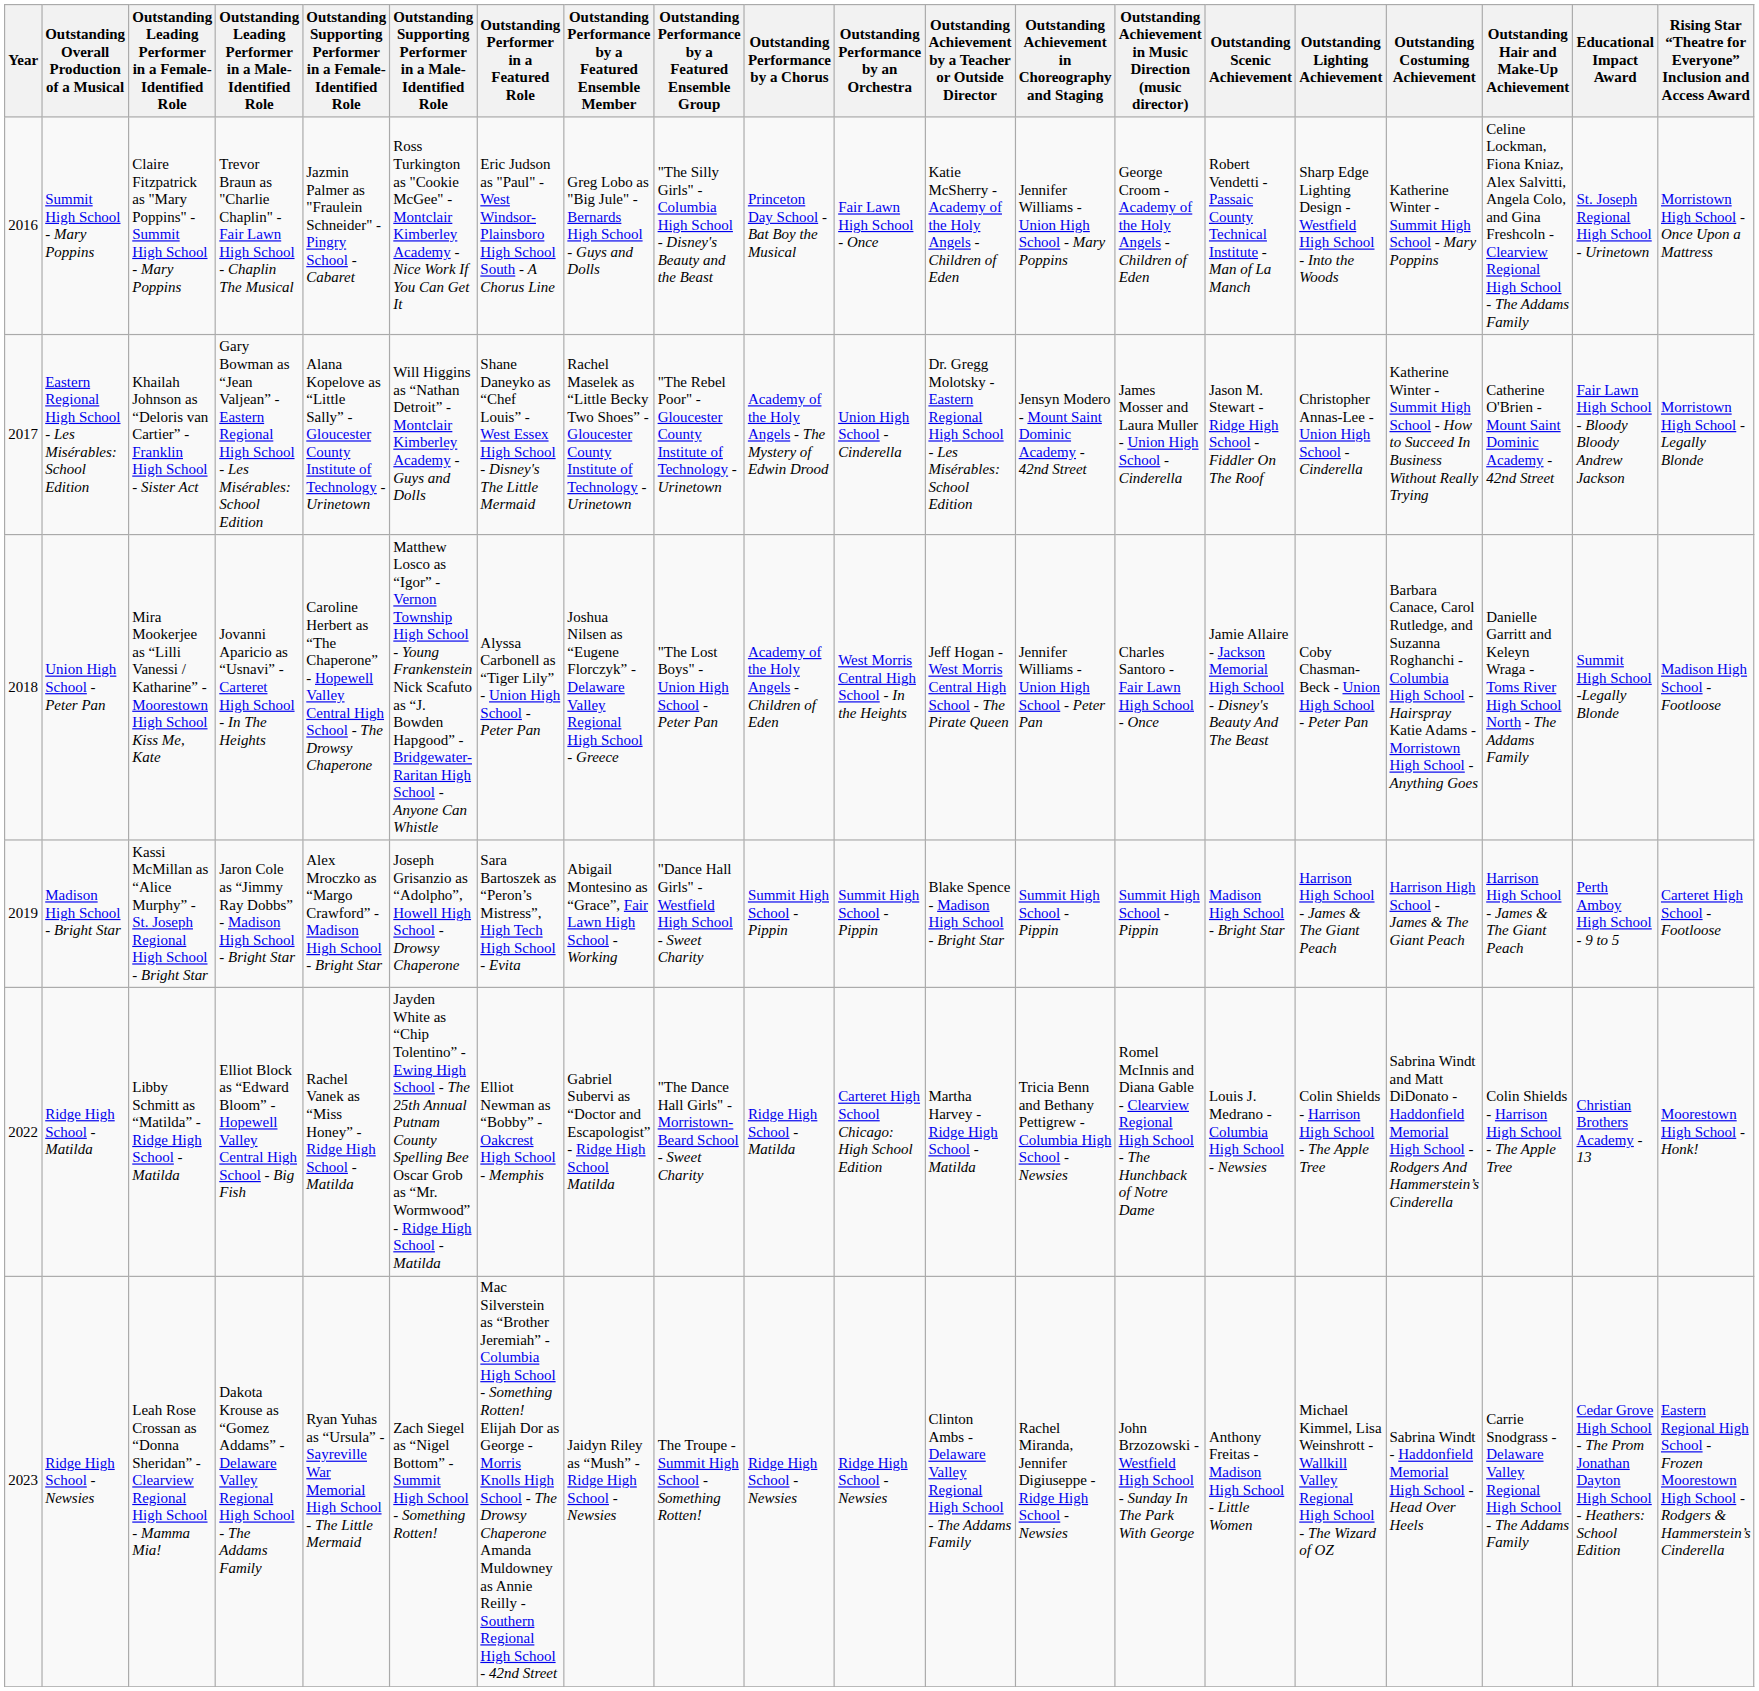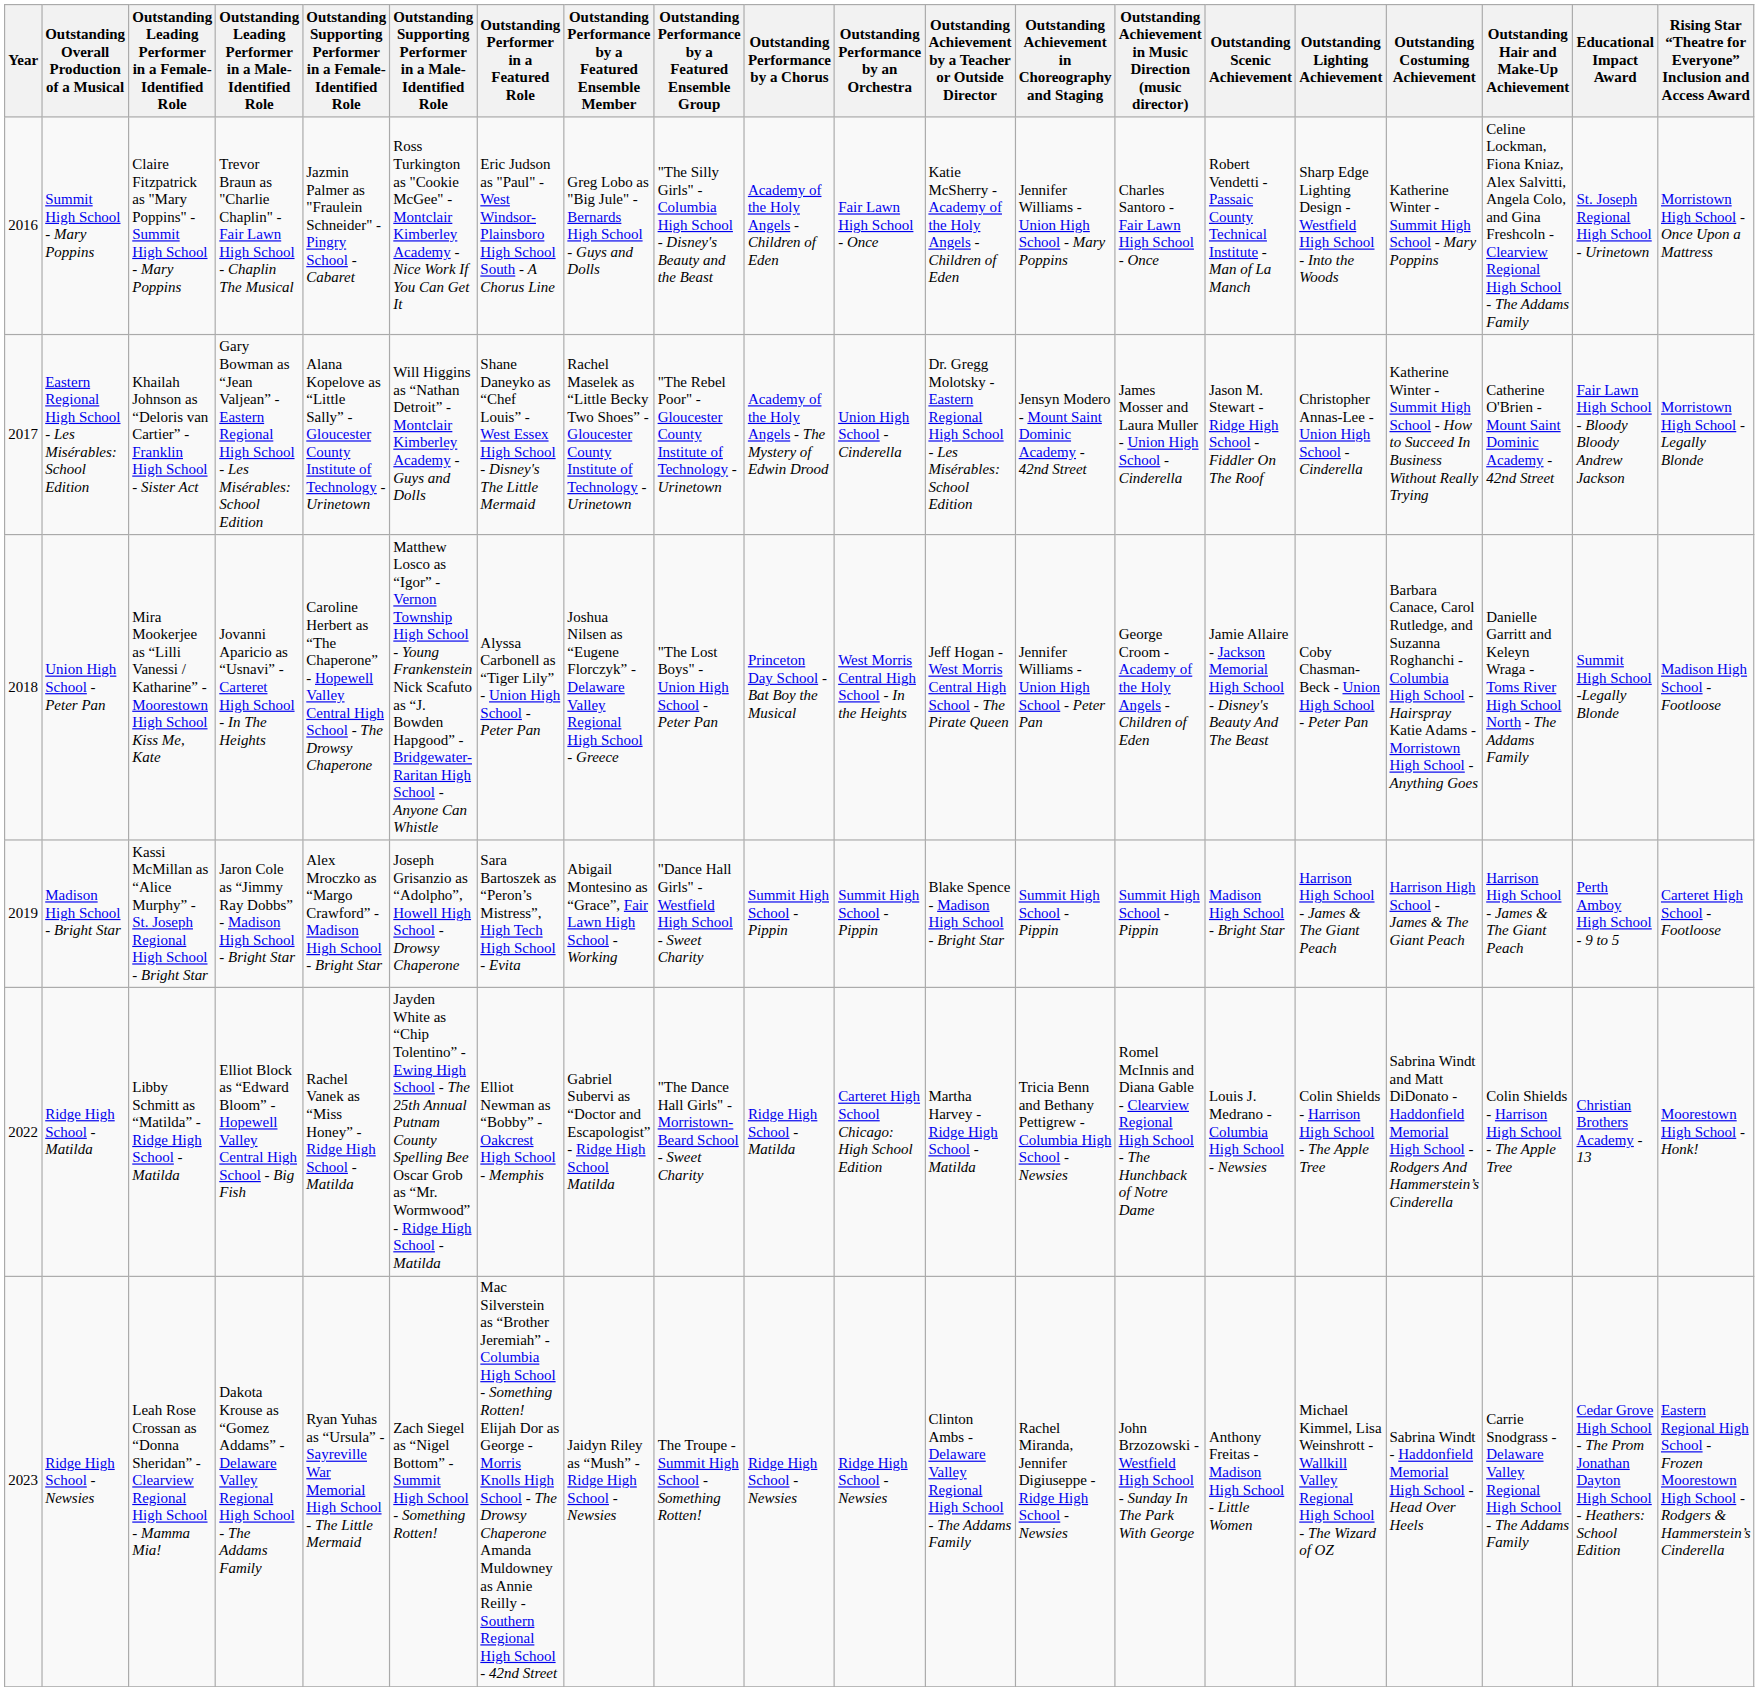(787, 225) Princeton Day School - Bat Boy the Musical -> (785, 225) Academy of the Holy Angels - Children of Eden
(1155, 225) George Croom - Academy of the Holy Angels - Children of Eden -> (1156, 225) Charles Santoro - Fair Lawn High School - Once
(785, 687) Academy of the Holy Angels - Children of Eden -> (787, 687) Princeton Day School - Bat Boy the Musical
(1156, 687) Charles Santoro - Fair Lawn High School - Once -> (1155, 687) George Croom - Academy of the Holy Angels - Children of Eden
